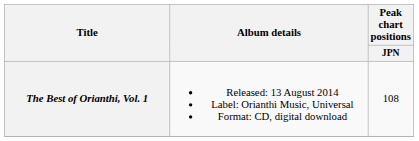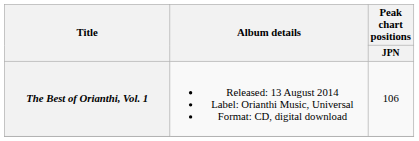(391, 98) 108 -> (391, 98) 106
